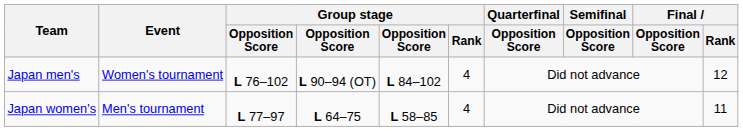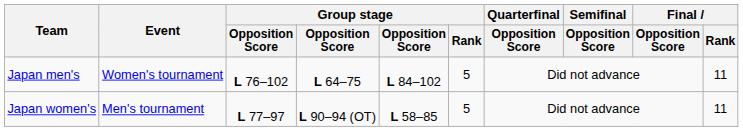(337, 82) L 90–94 (OT) -> (337, 82) L 64–75
(467, 75) 4 -> (467, 75) 5
(720, 75) 12 -> (720, 75) 11
(337, 116) L 64–75 -> (337, 116) L 90–94 (OT)
(467, 109) 4 -> (467, 109) 5
